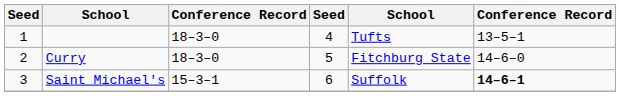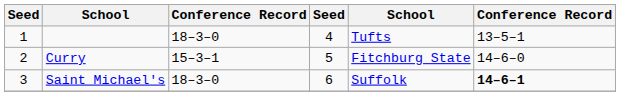(195, 59) 18–3–0 -> (195, 59) 15–3–1
(195, 80) 15–3–1 -> (195, 80) 18–3–0
